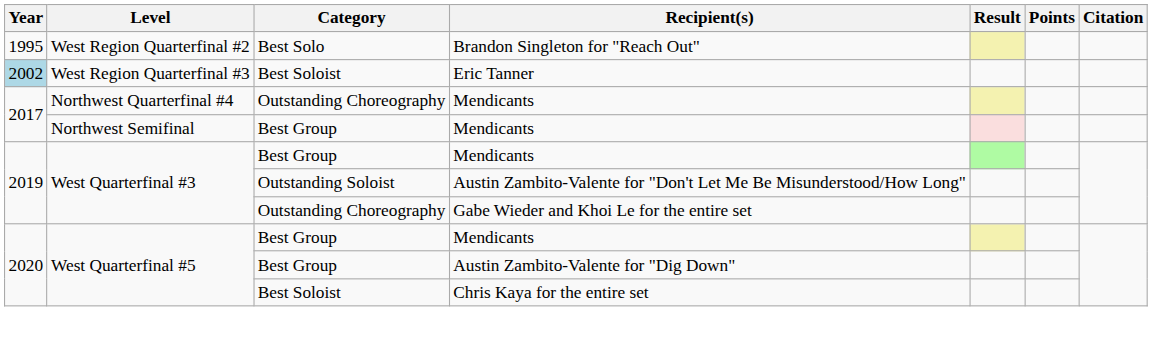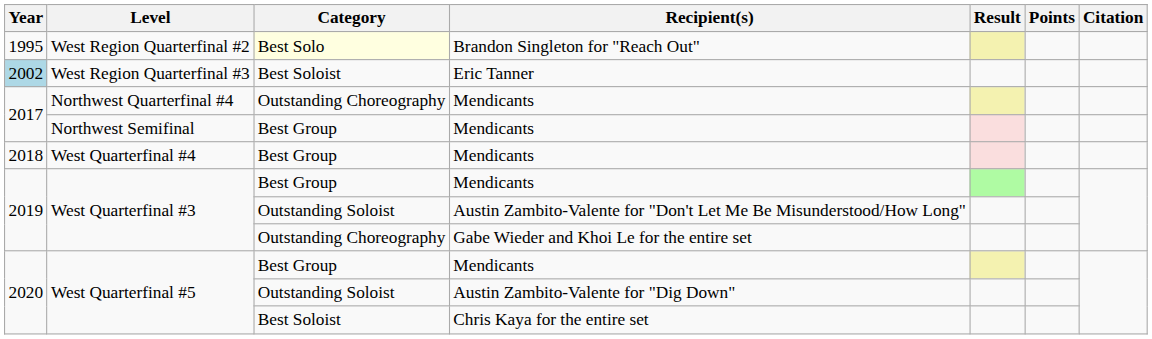(291, 45) no background -> (291, 45) lightyellow background
+ row: (123, 155)
(297, 264) Best Group -> (326, 292) Outstanding Soloist
